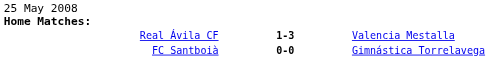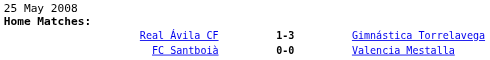(403, 36) Valencia Mestalla -> (418, 36) Gimnástica Torrelavega
(418, 50) Gimnástica Torrelavega -> (403, 50) Valencia Mestalla
